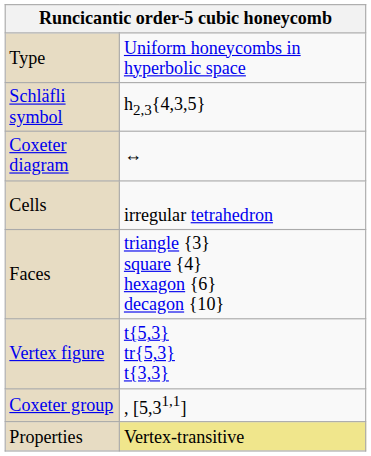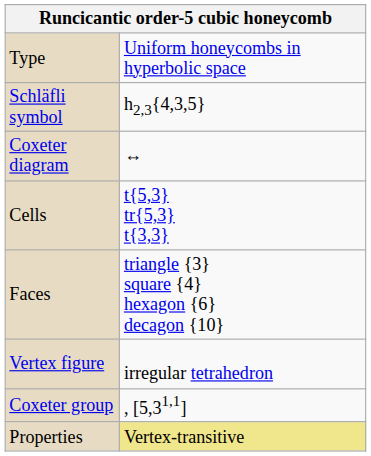(198, 214) irregular tetrahedron -> (149, 214) t{5,3} tr{5,3} t{3,3}
(149, 353) t{5,3} tr{5,3} t{3,3} -> (198, 374) irregular tetrahedron
